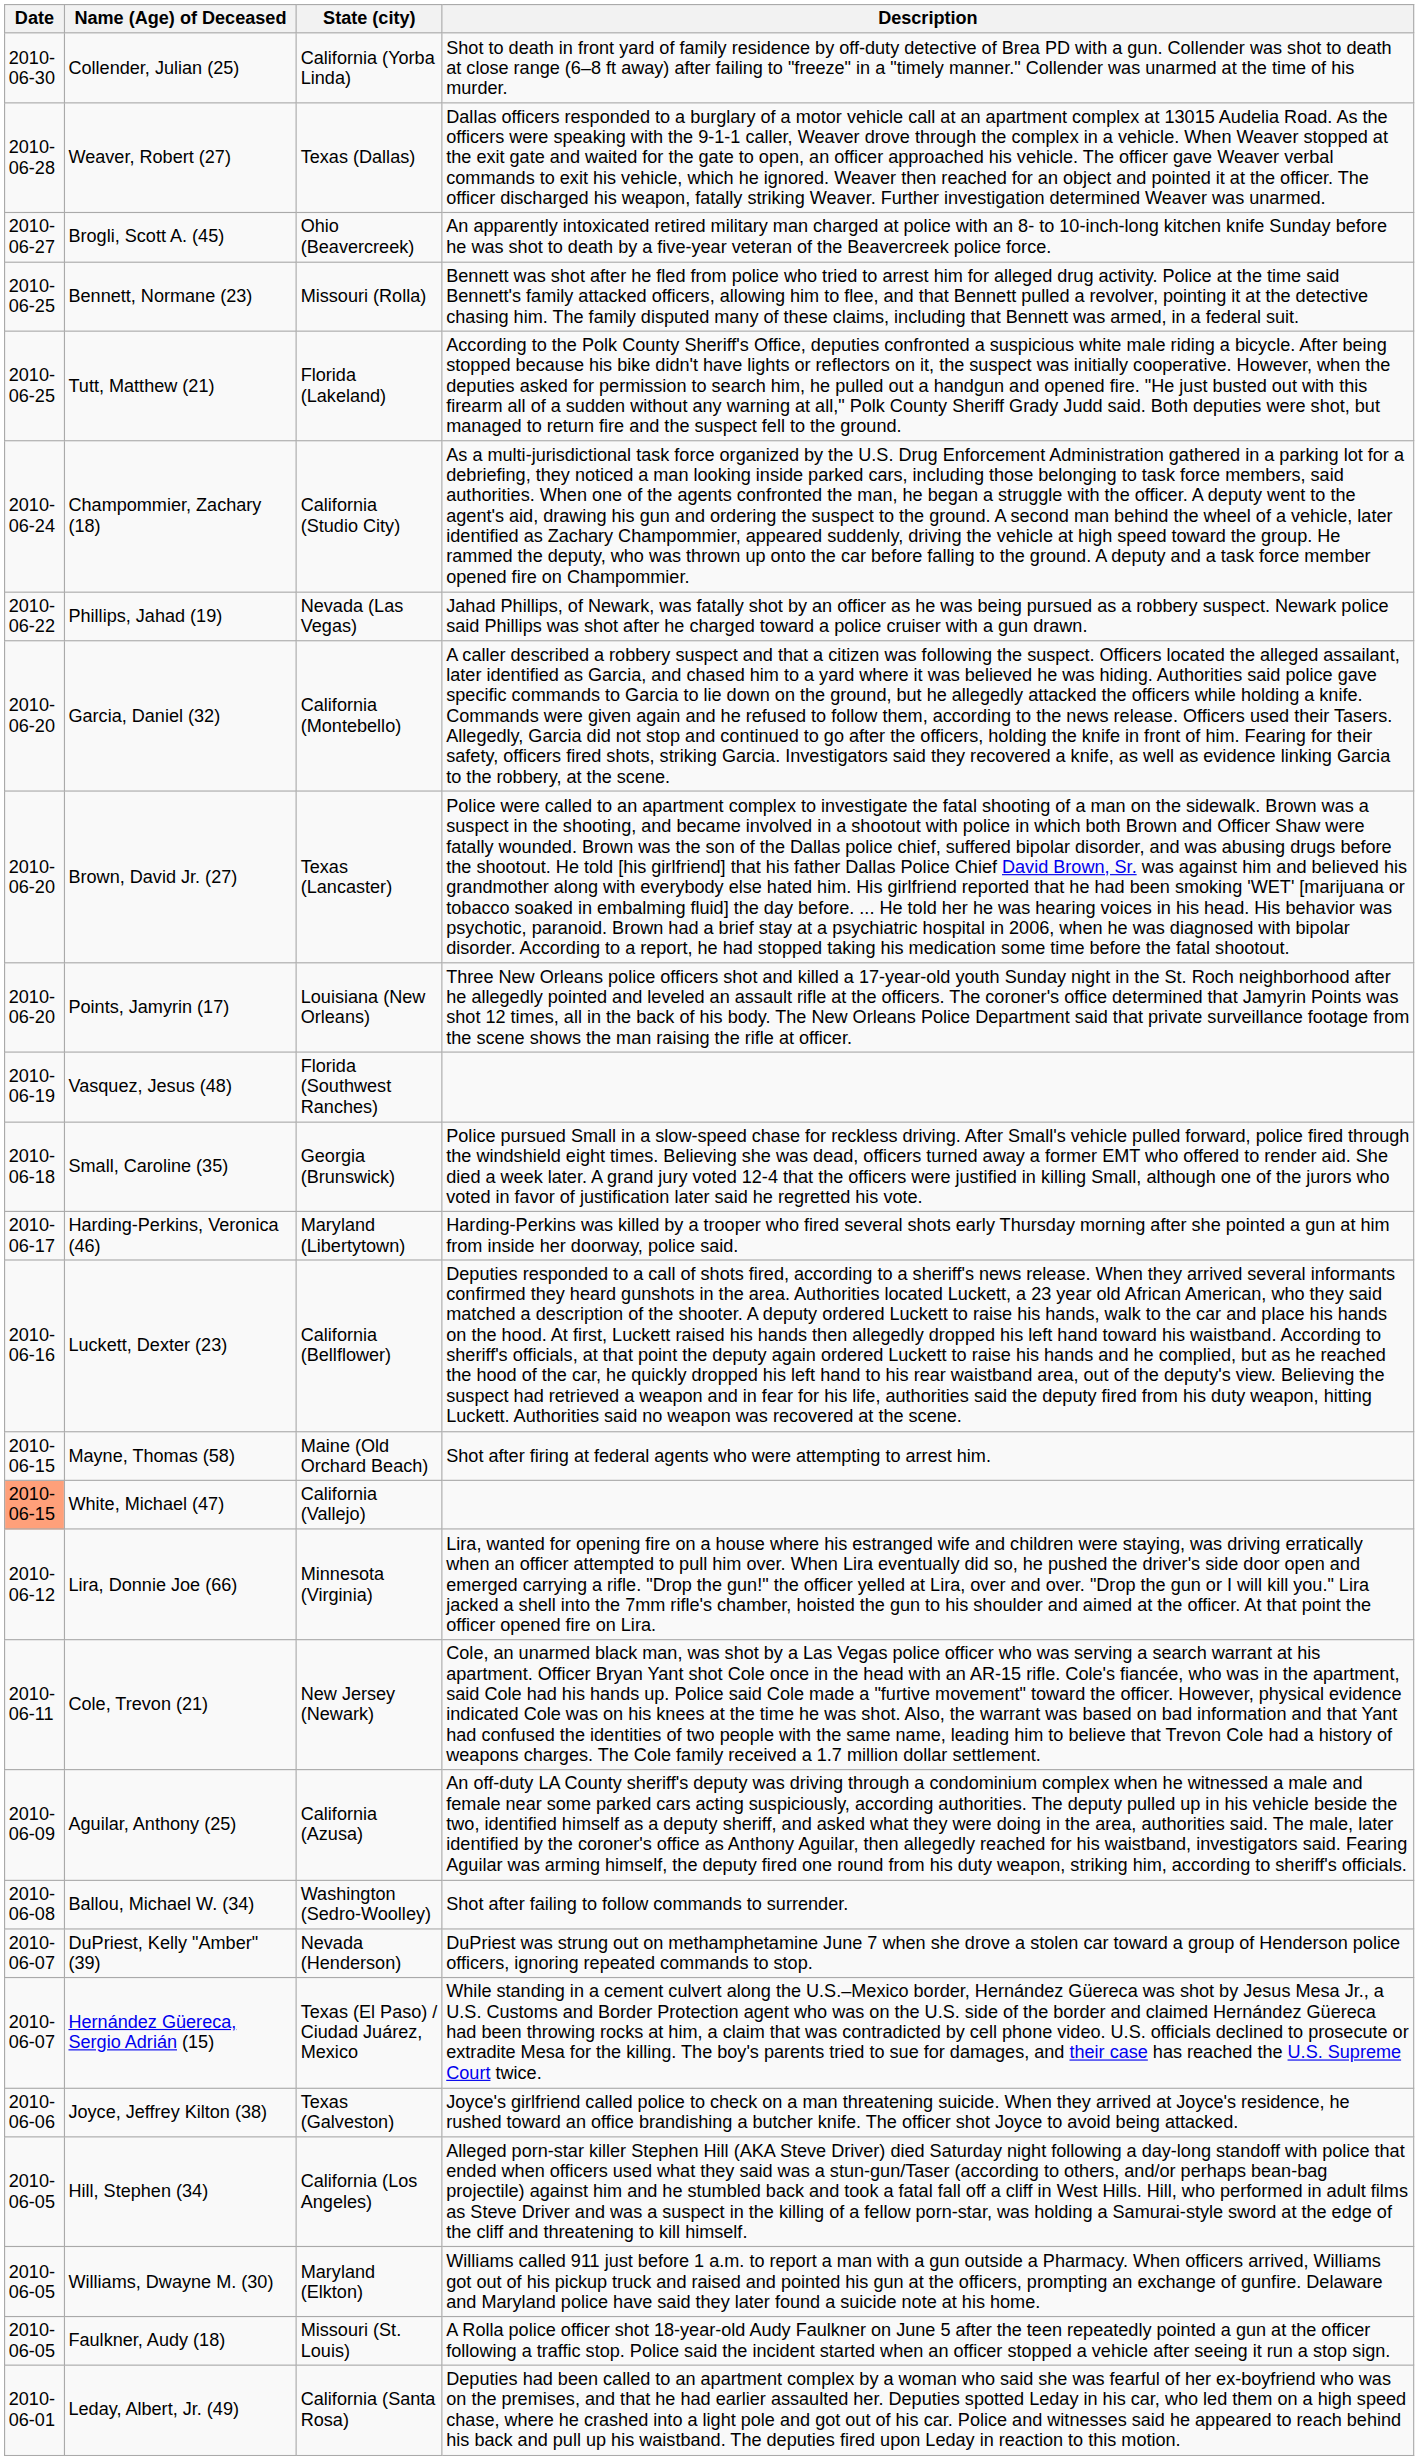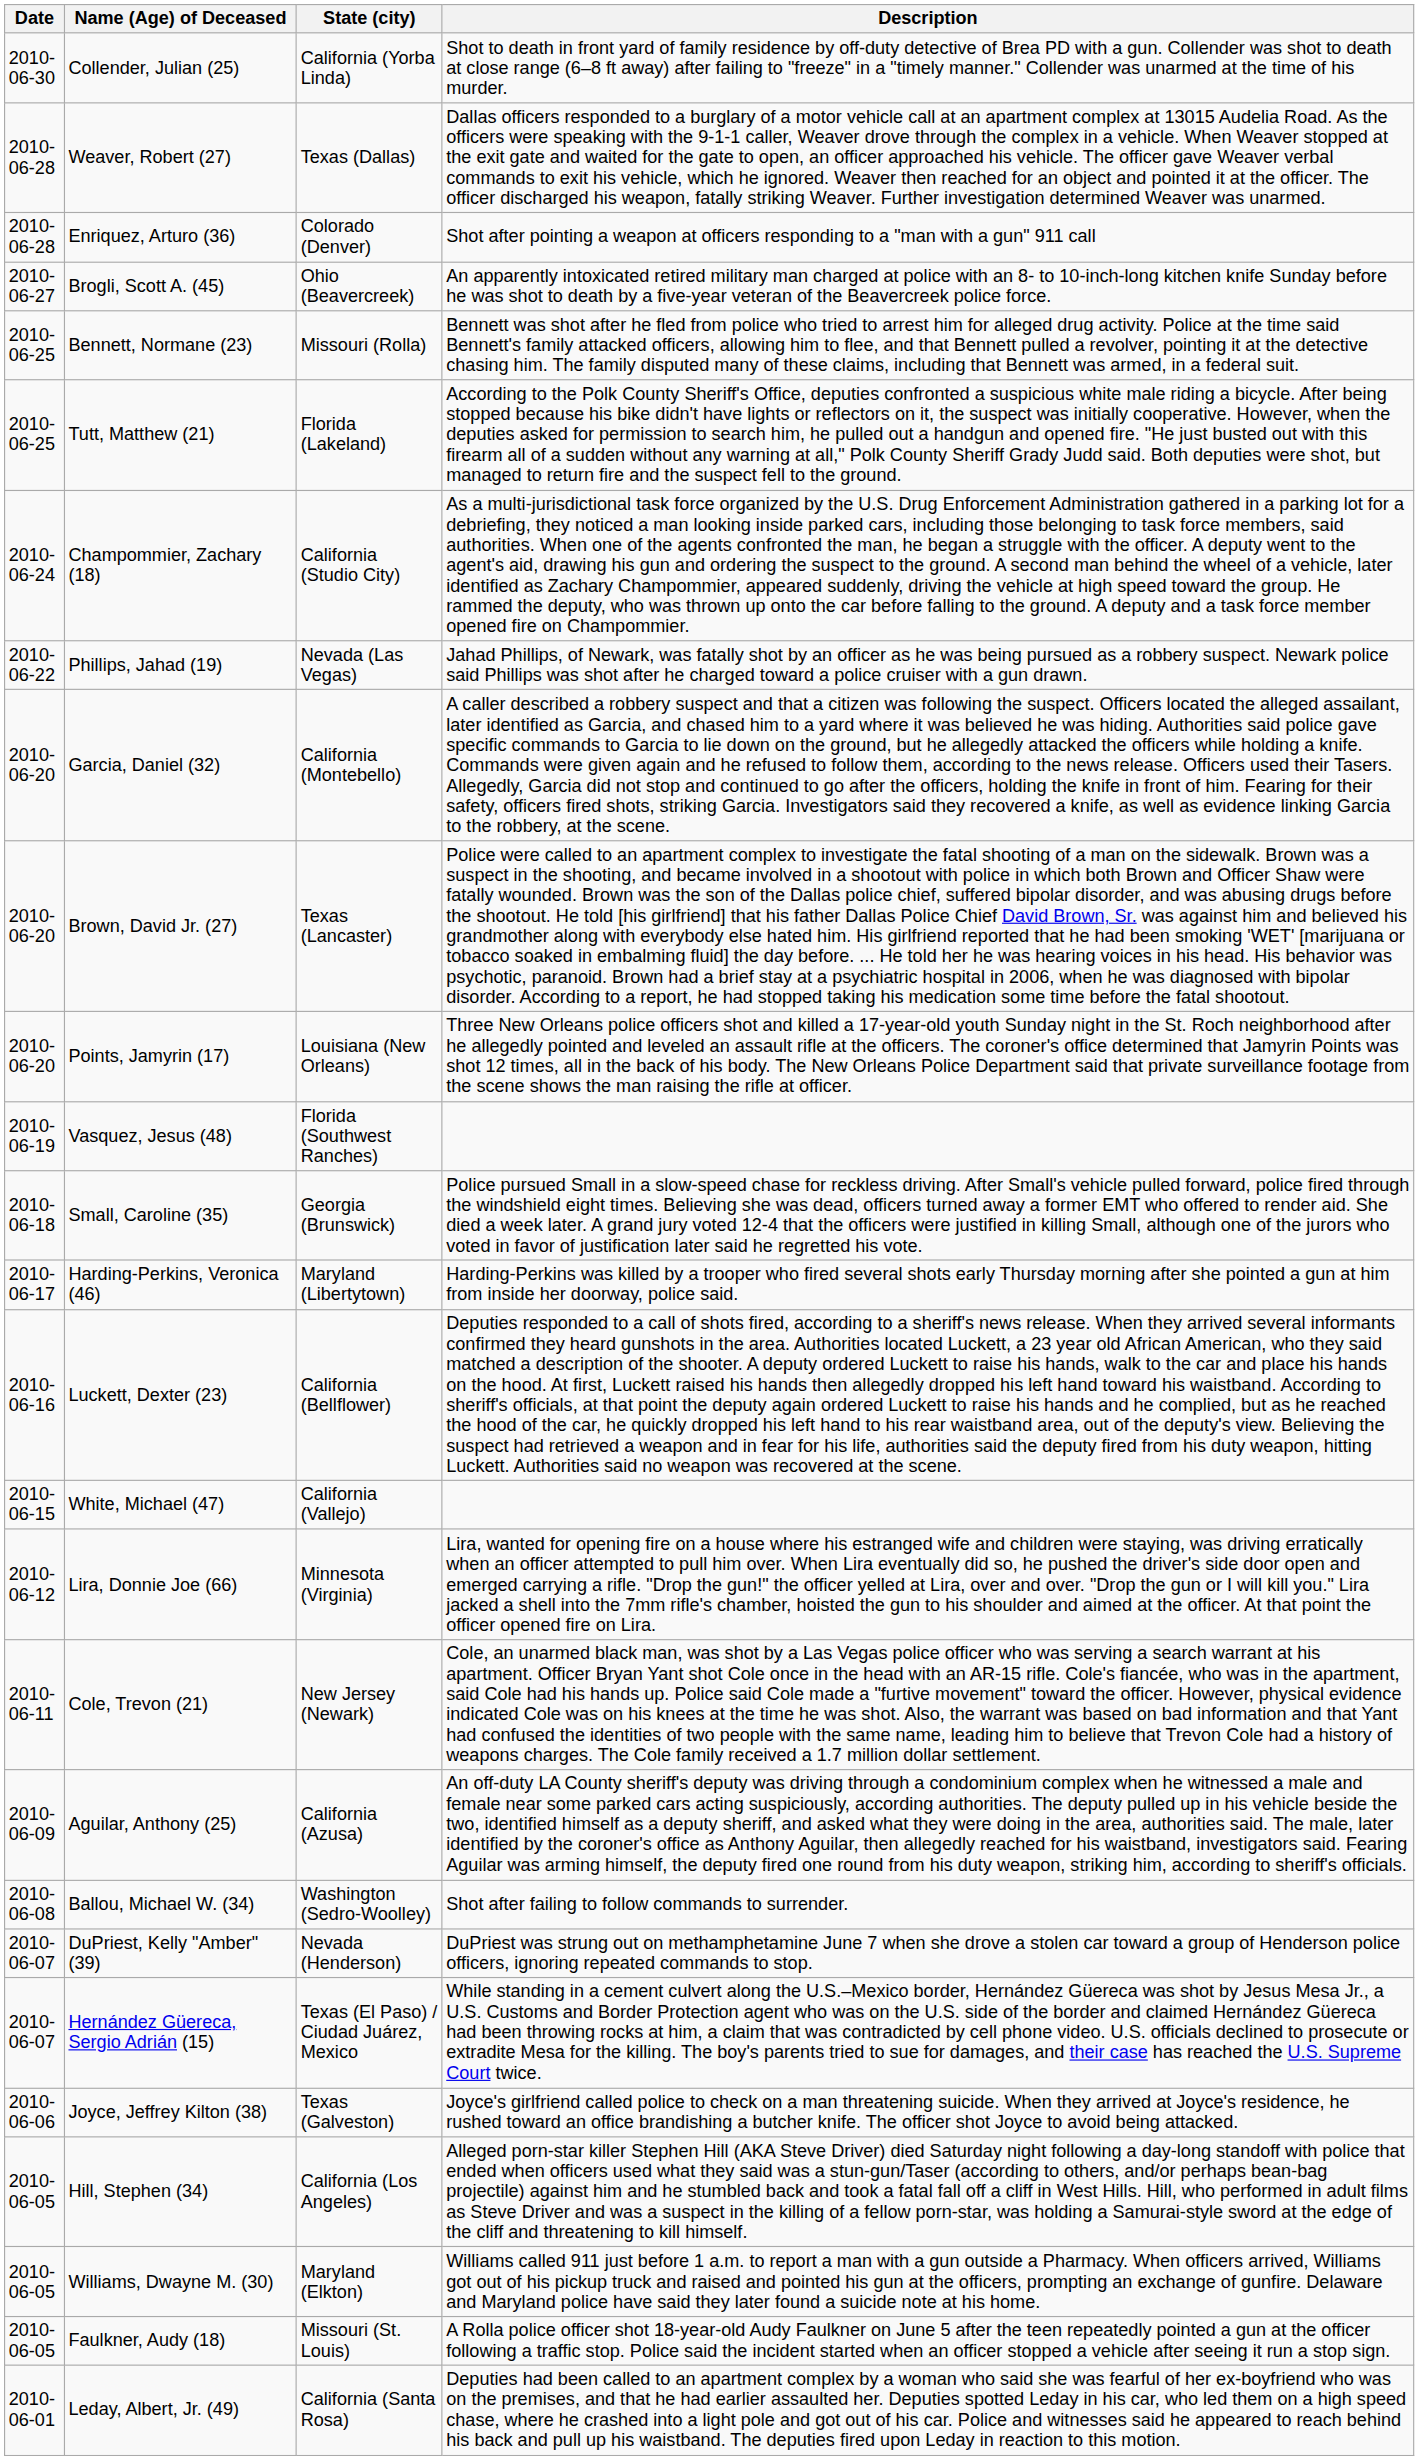+ row: (152, 237)
- row: (152, 1455)
(32, 1504) lightsalmon background -> (32, 1504) no background
